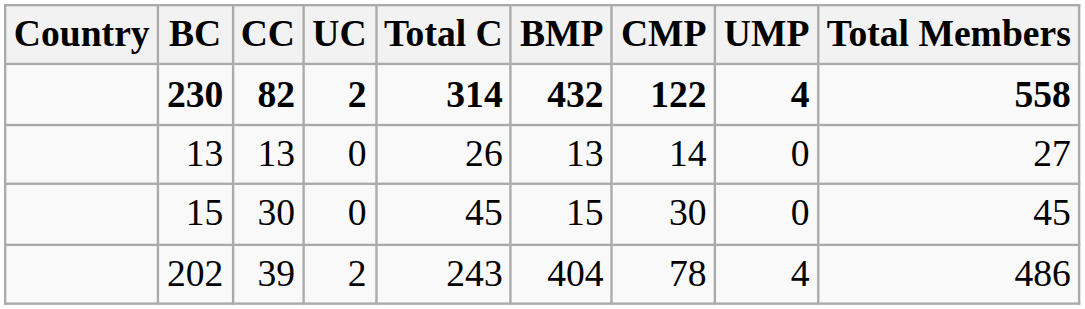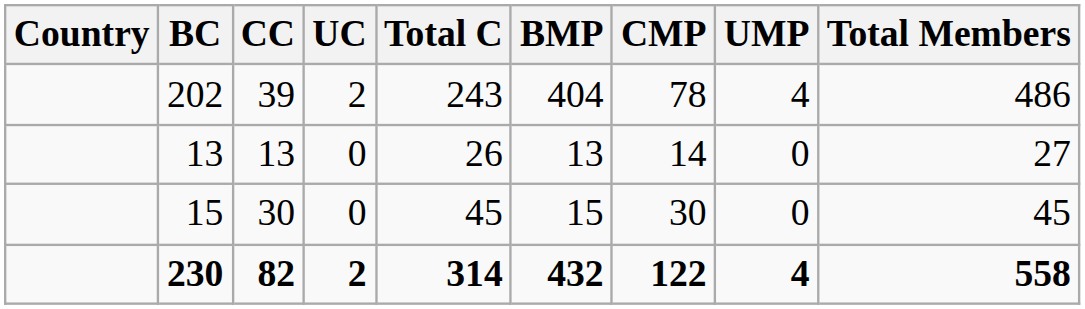rows swapped: (195, 272) <-> (195, 93)
